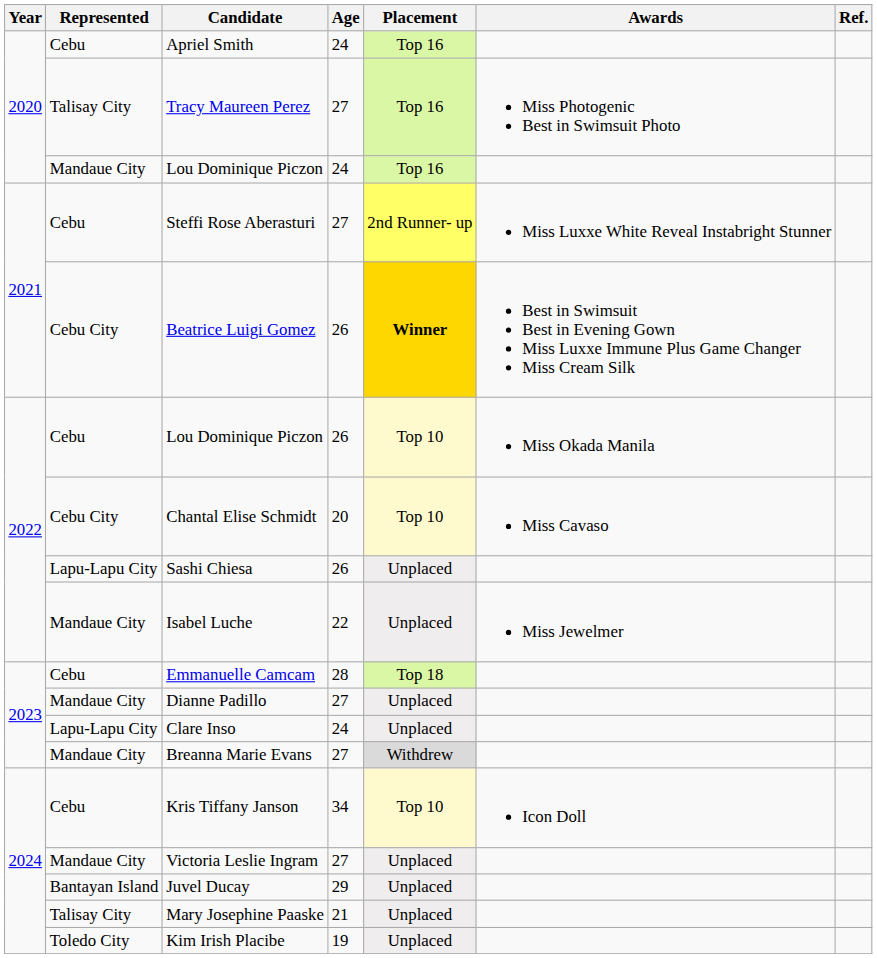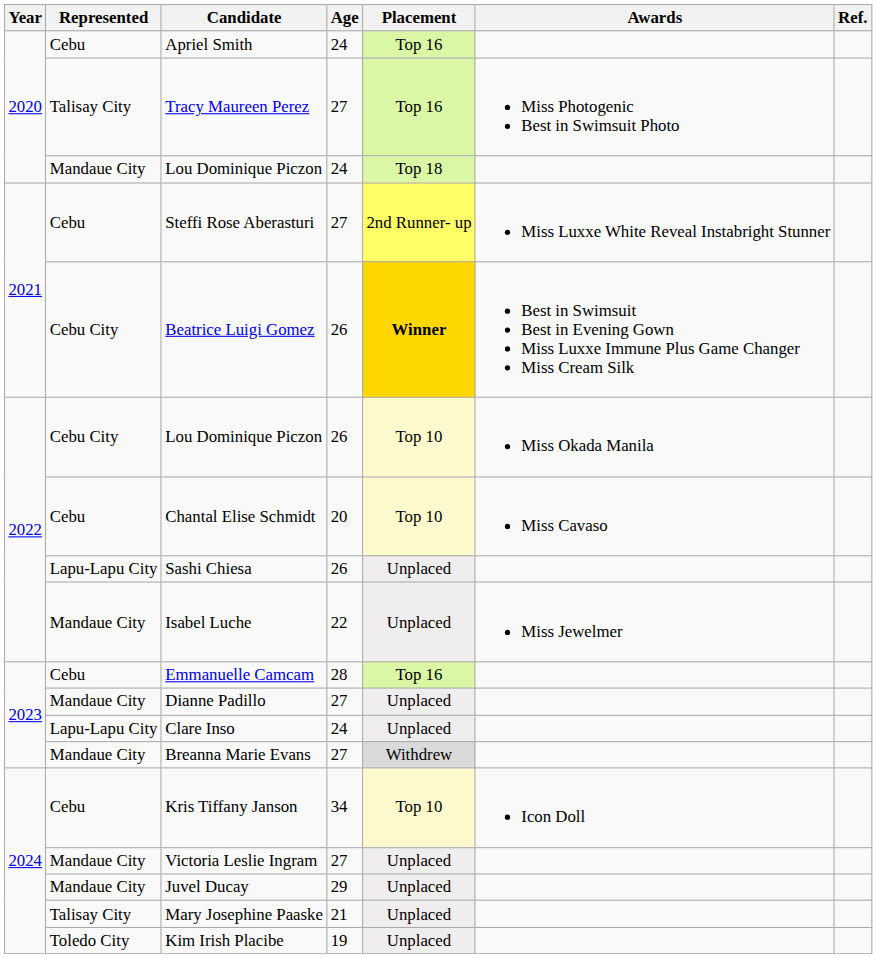(420, 169) Top 16 -> (419, 169) Top 18
(67, 437) Cebu -> (84, 437) Cebu City
(84, 516) Cebu City -> (67, 516) Cebu
(420, 674) Top 18 -> (419, 674) Top 16
(104, 887) Bantayan Island -> (98, 887) Mandaue City
